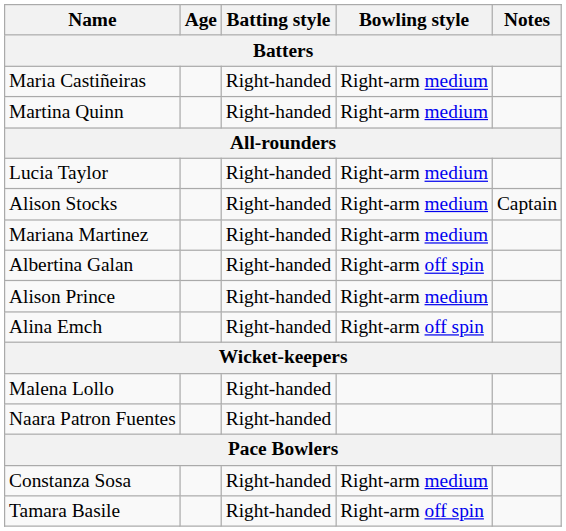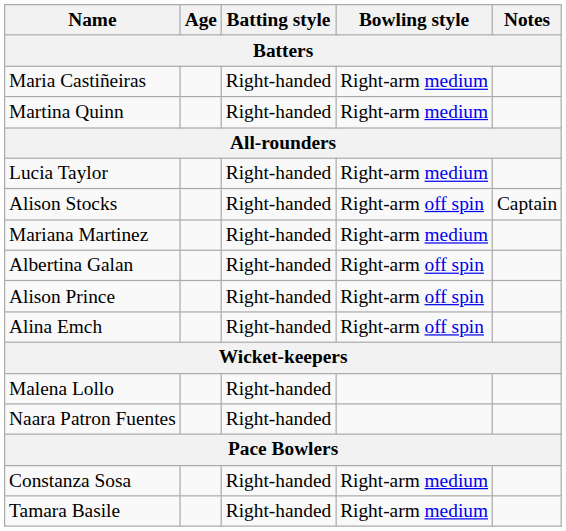(414, 204) Right-arm medium -> (412, 204) Right-arm off spin
(414, 296) Right-arm medium -> (412, 296) Right-arm off spin
(412, 511) Right-arm off spin -> (414, 511) Right-arm medium
